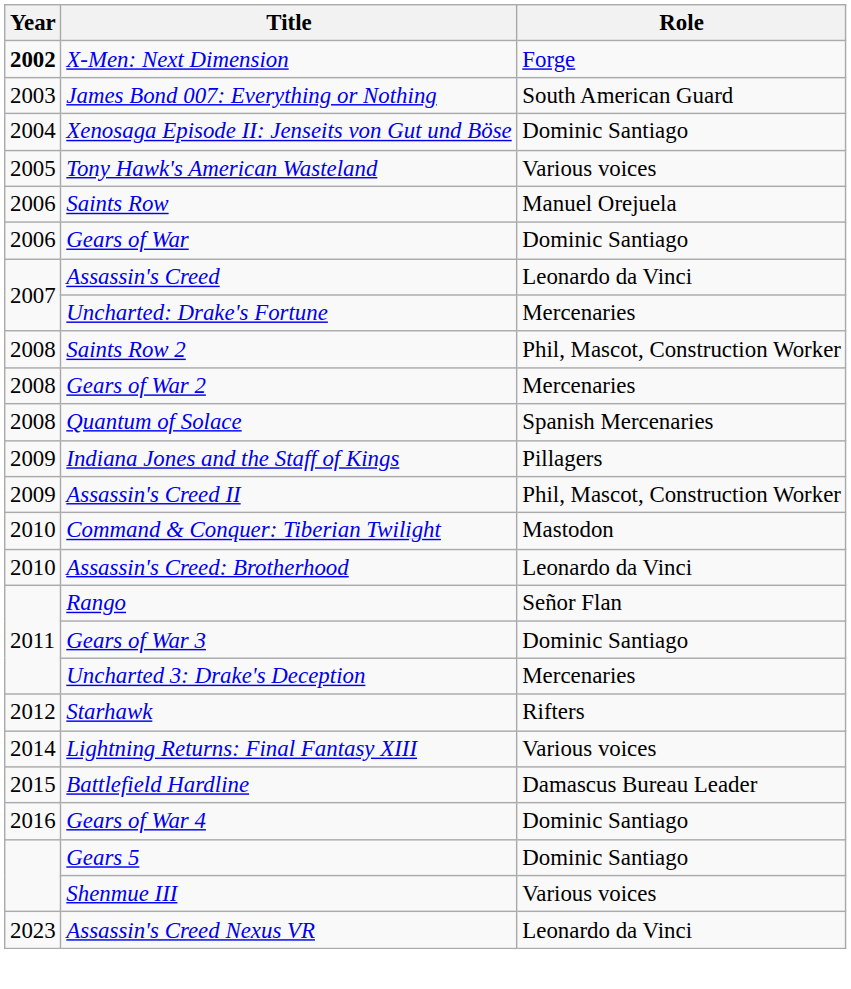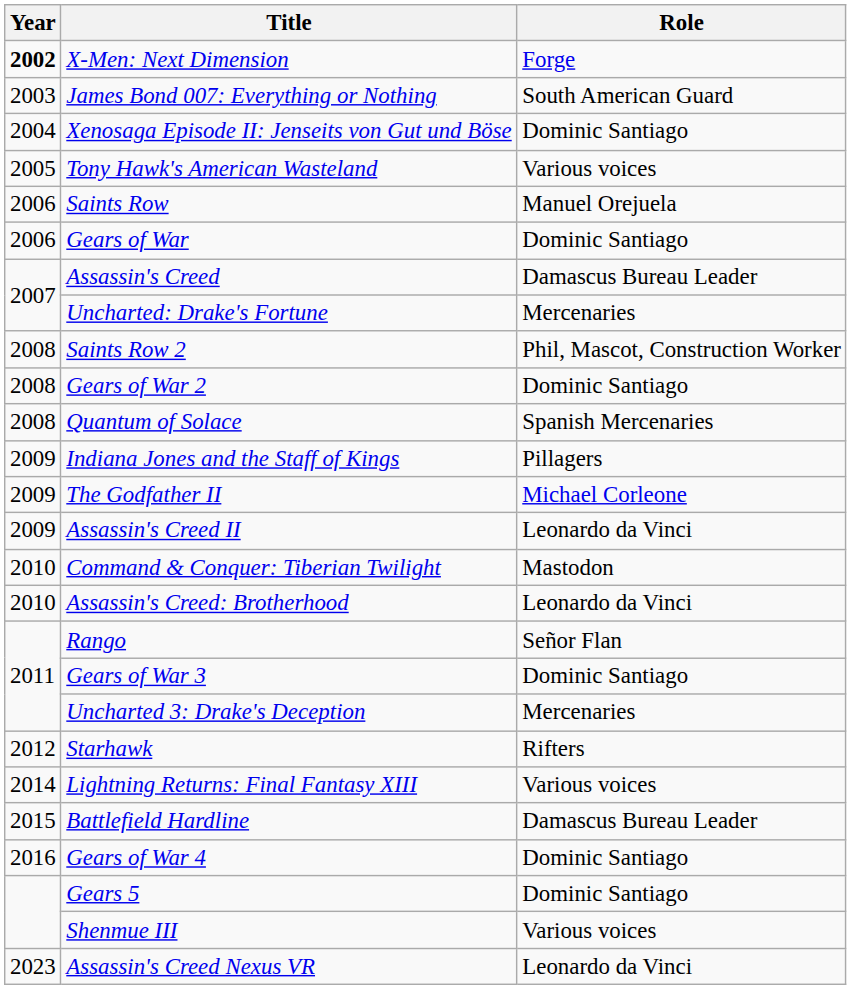(607, 276) Leonardo da Vinci -> (640, 276) Damascus Bureau Leader
(579, 385) Mercenaries -> (605, 385) Dominic Santiago
+ row: (144, 494)
(682, 494) Phil, Mascot, Construction Worker -> (607, 530) Leonardo da Vinci
